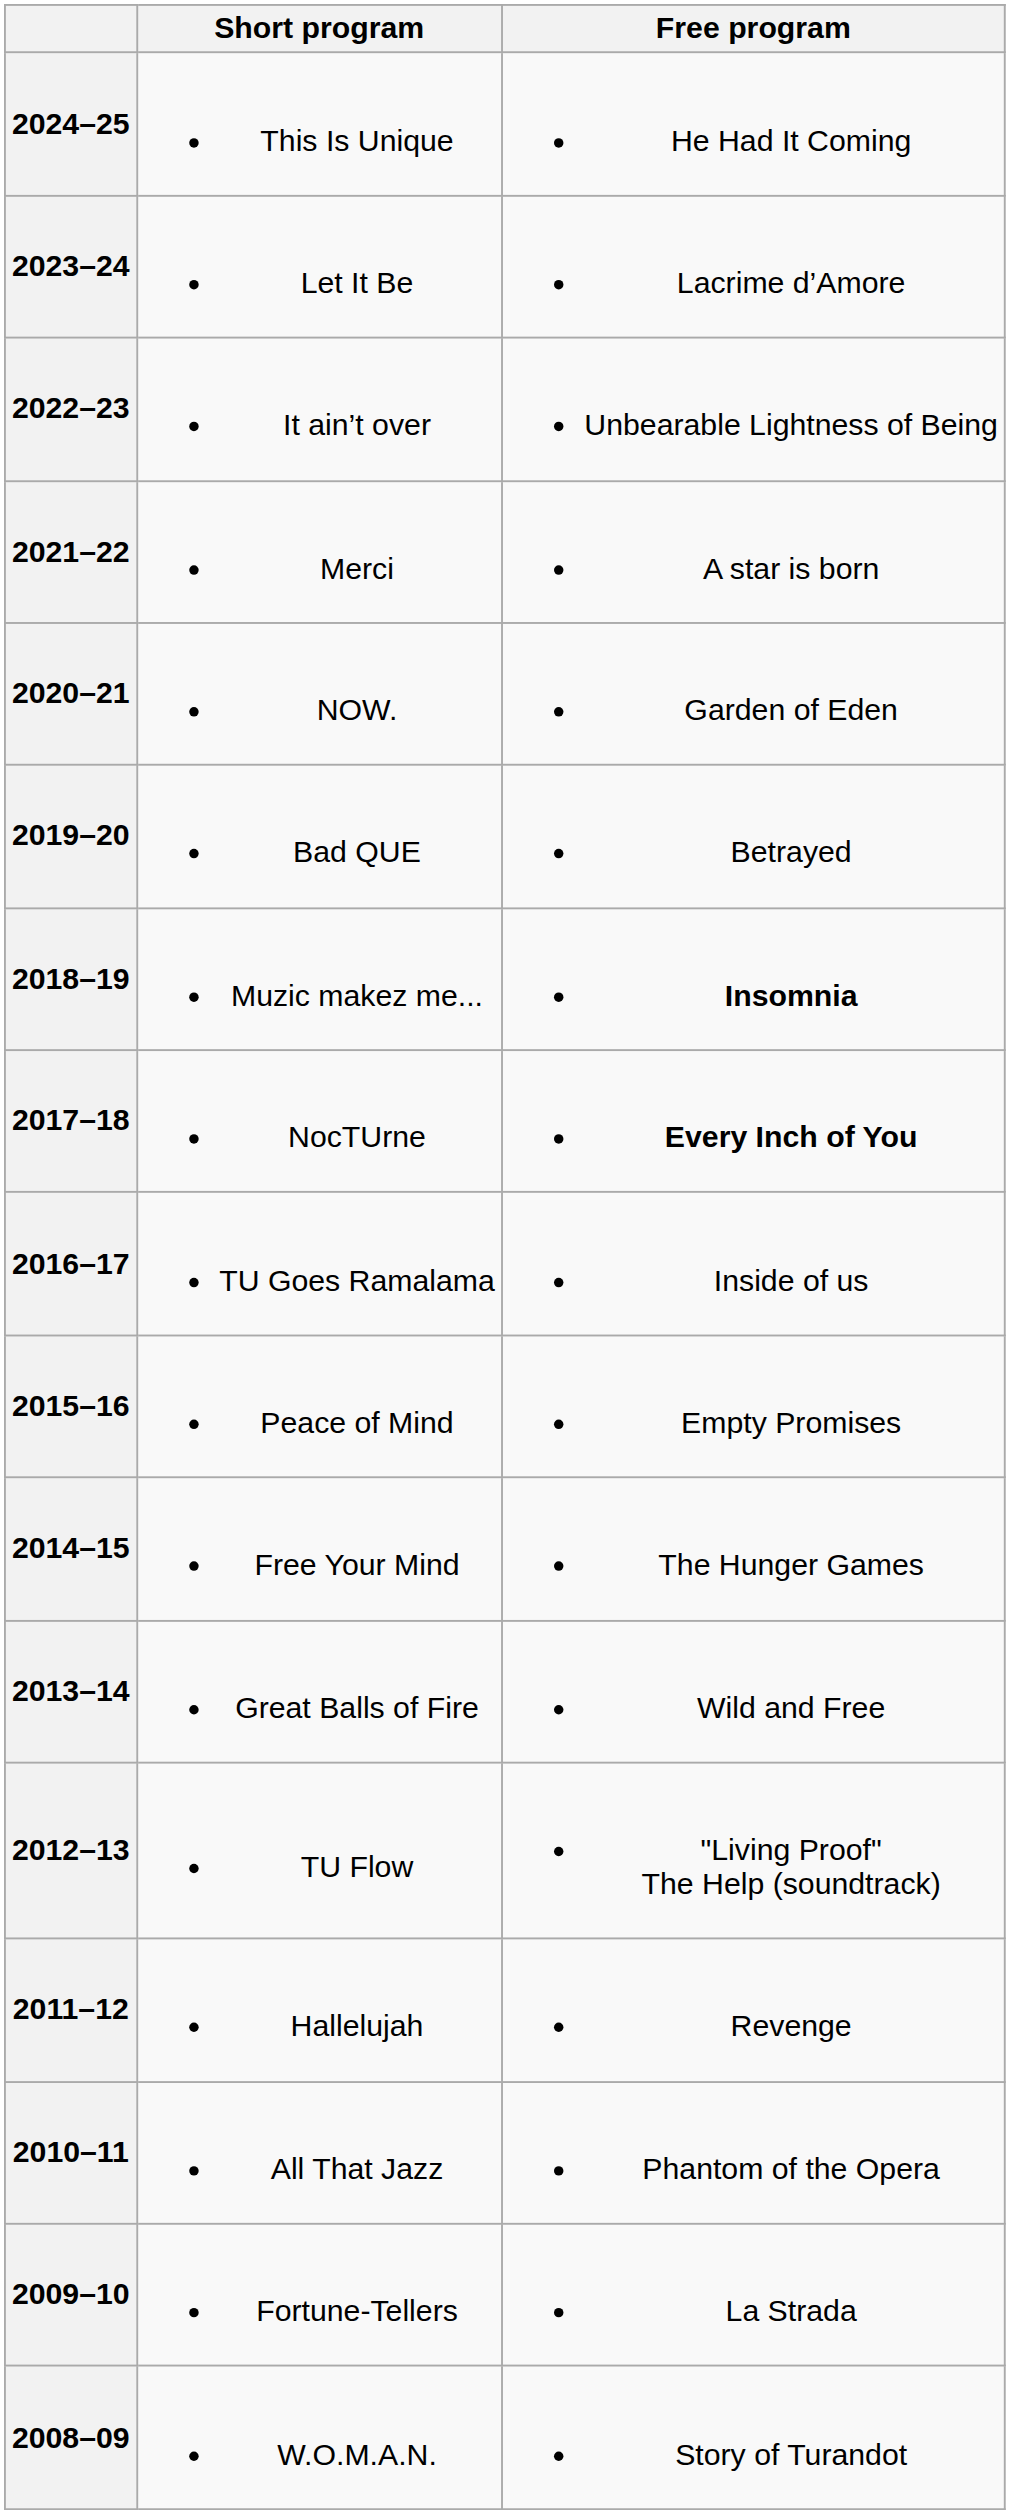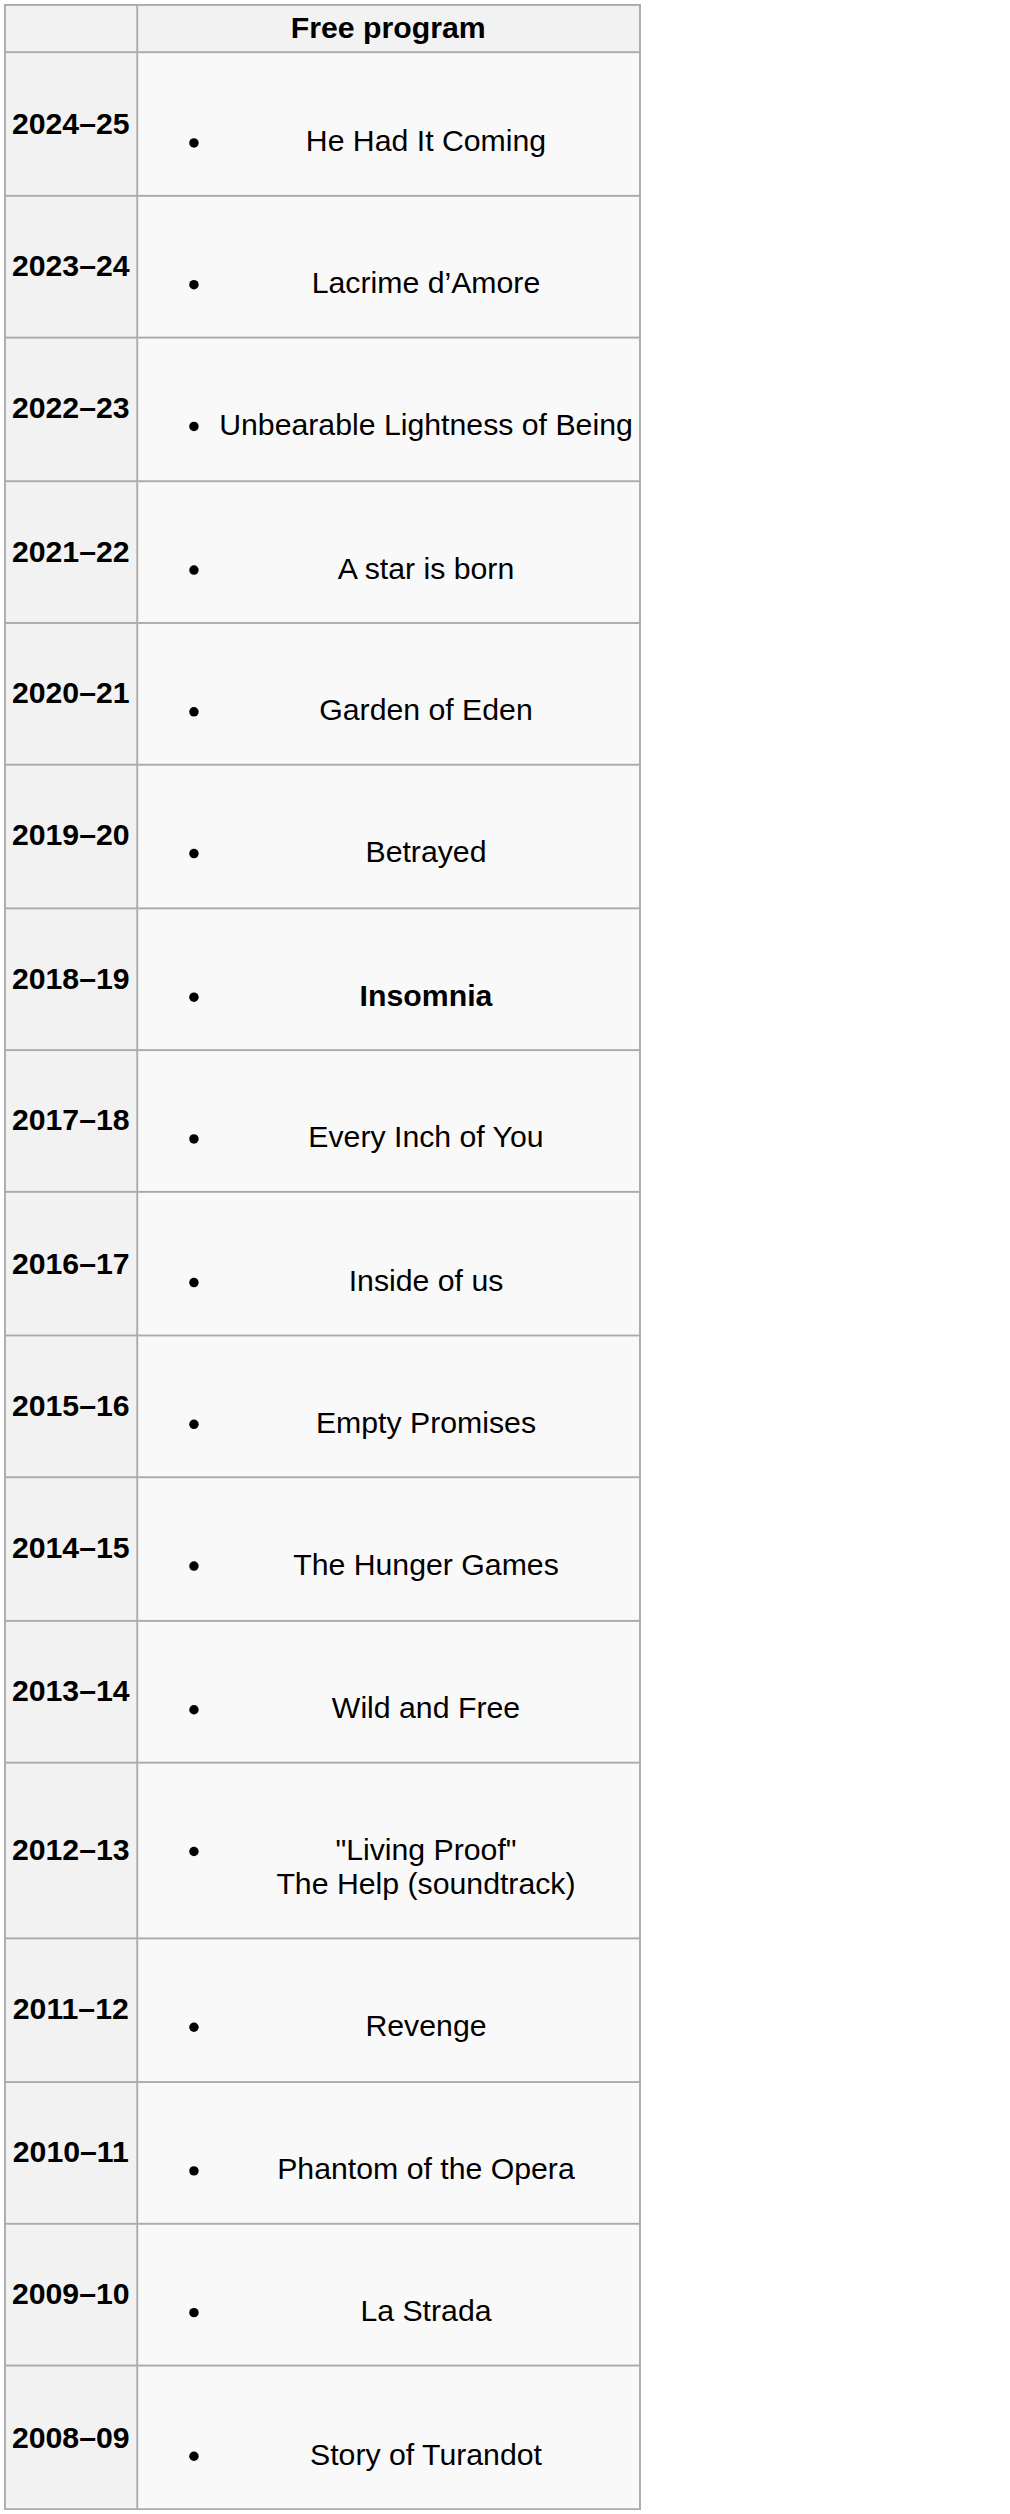- column: (319, 28)
(753, 1138) bold -> (388, 1138) normal
